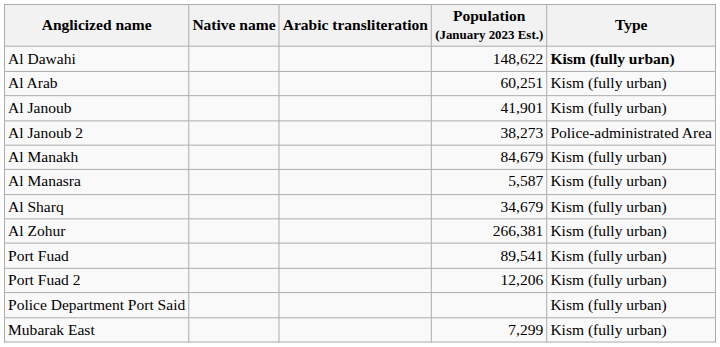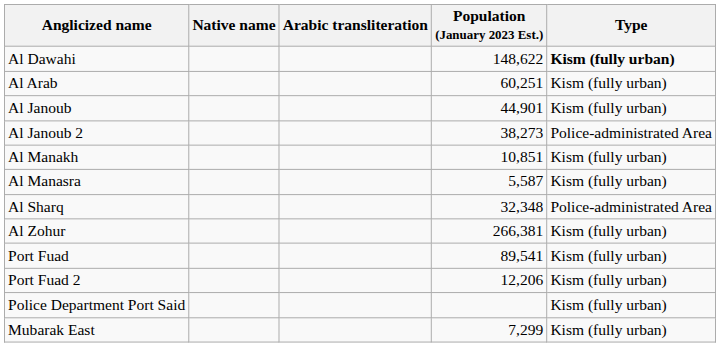(522, 108) 41,901 -> (522, 108) 44,901
(522, 157) 84,679 -> (522, 157) 10,851
(522, 206) 34,679 -> (522, 206) 32,348
(609, 206) Kism (fully urban) -> (631, 206) Police-administrated Area
